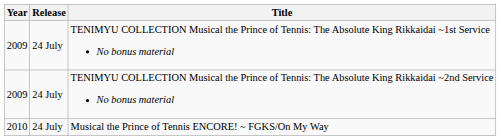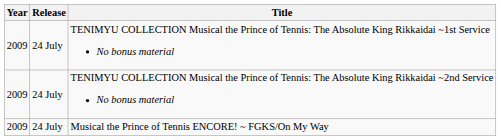(17, 127) 2010 -> (17, 127) 2009
